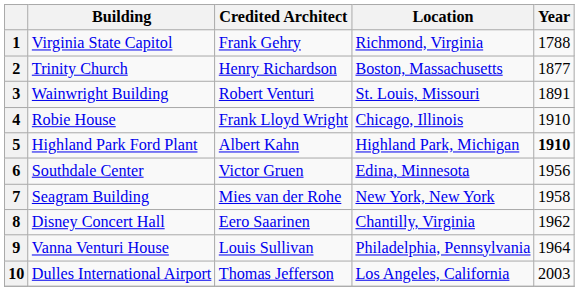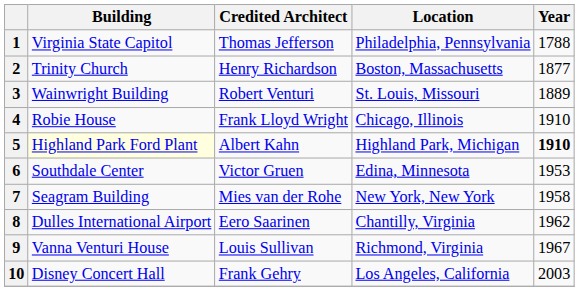(260, 42) Frank Gehry -> (276, 42) Thomas Jefferson
(419, 42) Richmond, Virginia -> (443, 42) Philadelphia, Pennsylvania
(554, 94) 1891 -> (554, 94) 1889
(115, 145) no background -> (115, 145) lightyellow background
(554, 171) 1956 -> (554, 171) 1953
(98, 222) Disney Concert Hall -> (122, 222) Dulles International Airport
(443, 247) Philadelphia, Pennsylvania -> (419, 247) Richmond, Virginia
(554, 247) 1964 -> (554, 247) 1967
(122, 273) Dulles International Airport -> (98, 273) Disney Concert Hall
(276, 273) Thomas Jefferson -> (260, 273) Frank Gehry
